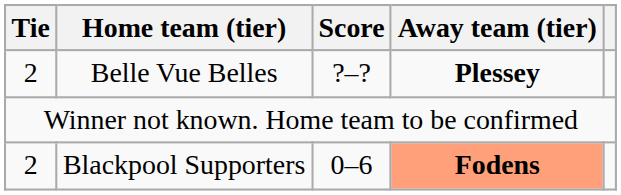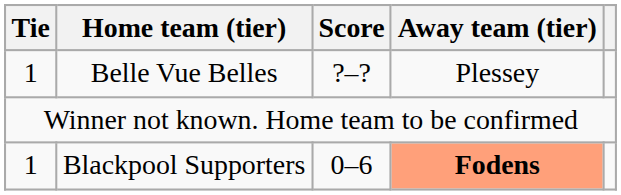(31, 73) 2 -> (31, 73) 1
(497, 73) bold -> (497, 73) normal
(31, 165) 2 -> (31, 165) 1
